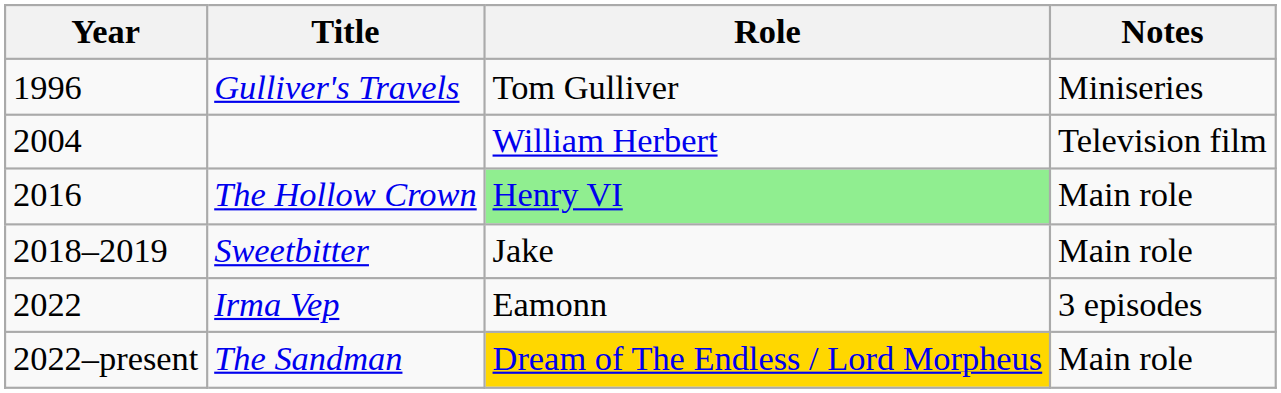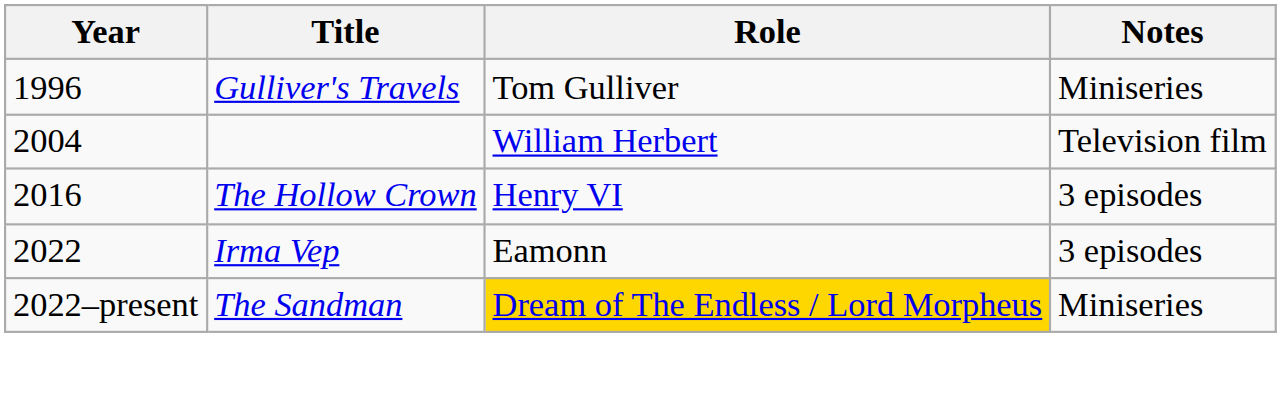(558, 195) lightgreen background -> (558, 195) no background
(1125, 195) Main role -> (1130, 195) 3 episodes
- row: (292, 250)
(1125, 359) Main role -> (1131, 304) Miniseries
